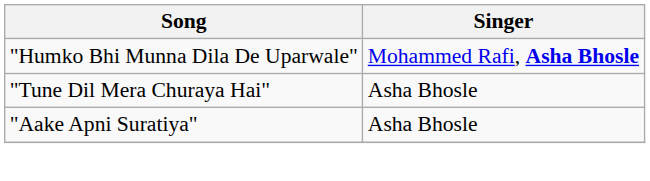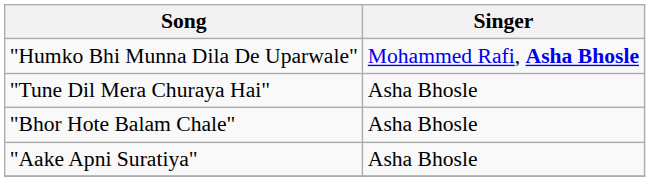+ row: (123, 124)
